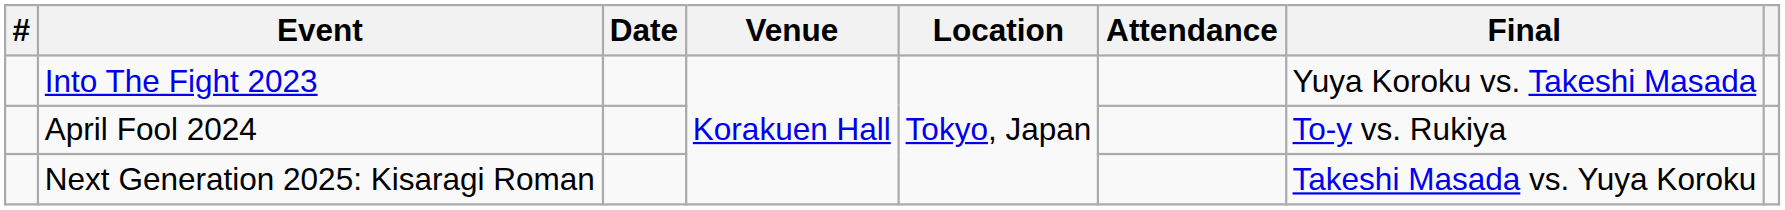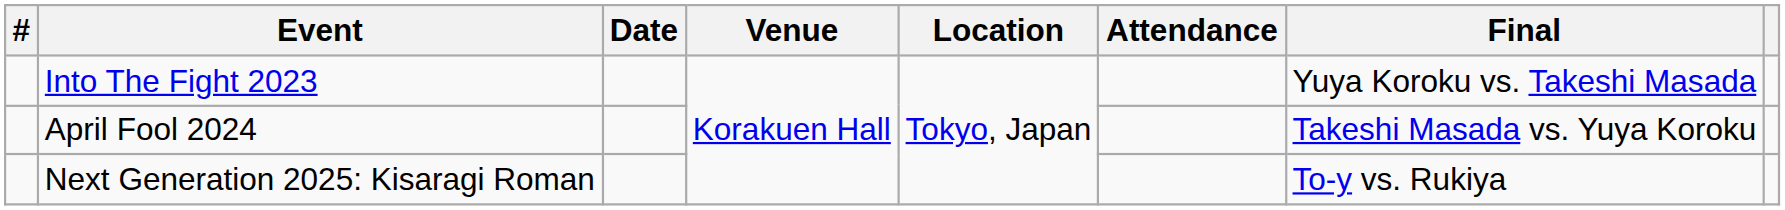(1399, 130) To-y vs. Rukiya -> (1524, 130) Takeshi Masada vs. Yuya Koroku
(1524, 180) Takeshi Masada vs. Yuya Koroku -> (1399, 180) To-y vs. Rukiya
